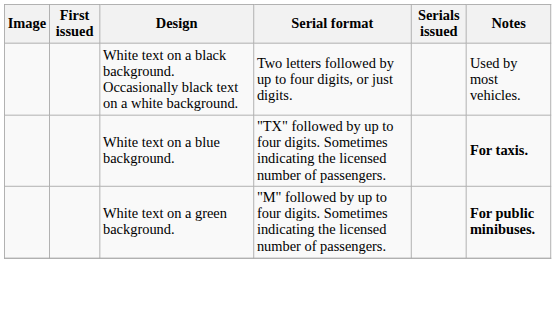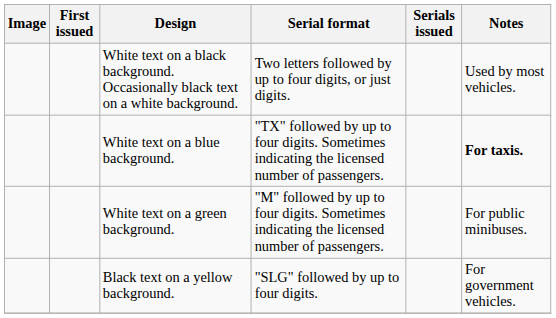(502, 222) bold -> (496, 222) normal
+ row: (168, 285)
